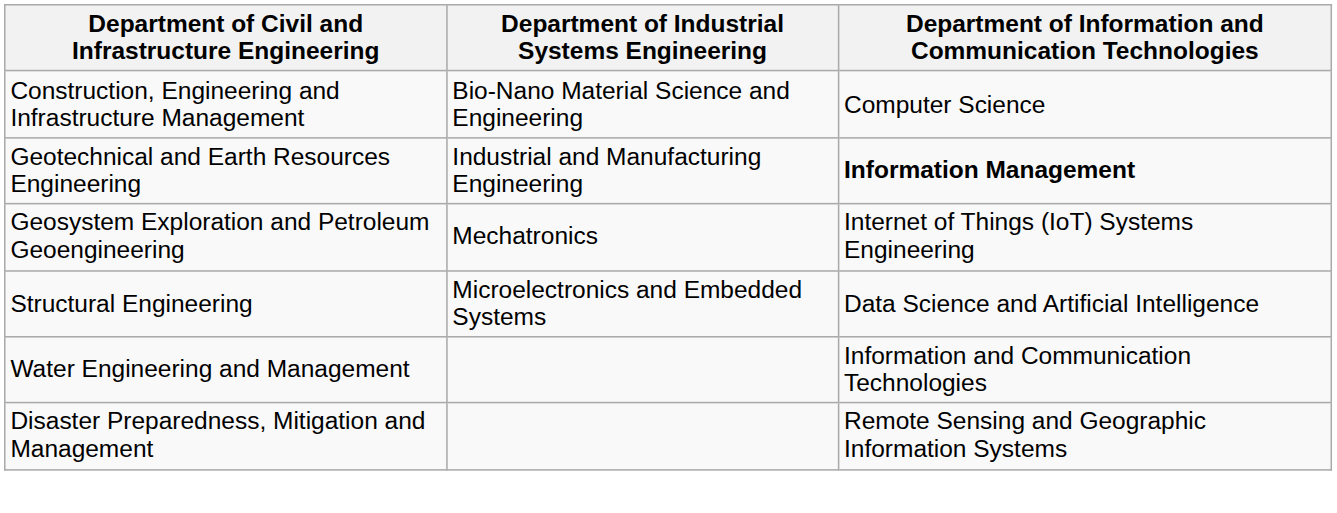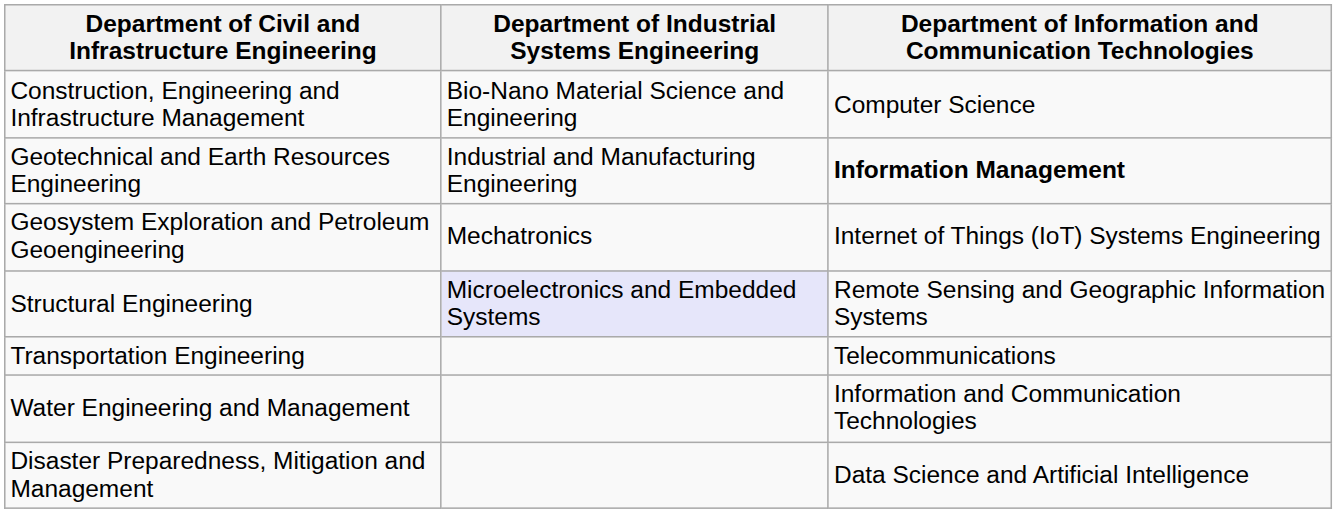(627, 303) no background -> (622, 303) lavender background
(1052, 303) Data Science and Artificial Intelligence -> (1080, 303) Remote Sensing and Geographic Information Systems
+ row: (158, 355)
(1025, 435) Remote Sensing and Geographic Information Systems -> (1041, 474) Data Science and Artificial Intelligence
